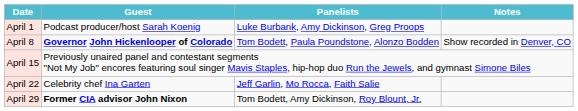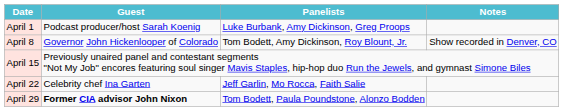(138, 42) bold -> (131, 42) normal
(338, 42) Tom Bodett, Paula Poundstone, Alonzo Bodden -> (315, 42) Tom Bodett, Amy Dickinson, Roy Blount, Jr.
(329, 99) Tom Bodett, Amy Dickinson, Roy Blount, Jr. -> (324, 99) Tom Bodett, Paula Poundstone, Alonzo Bodden
